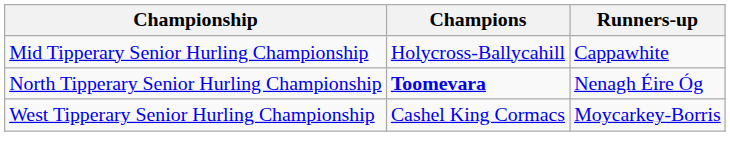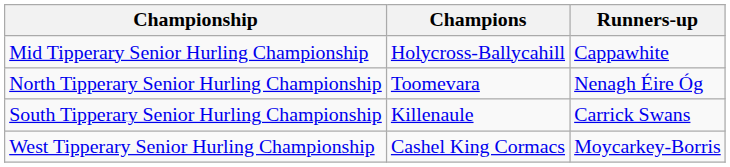(438, 83) bold -> (435, 83) normal
+ row: (195, 114)
